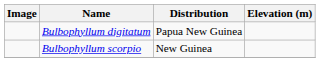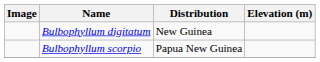(199, 31) Papua New Guinea -> (184, 31) New Guinea
(184, 48) New Guinea -> (199, 48) Papua New Guinea
